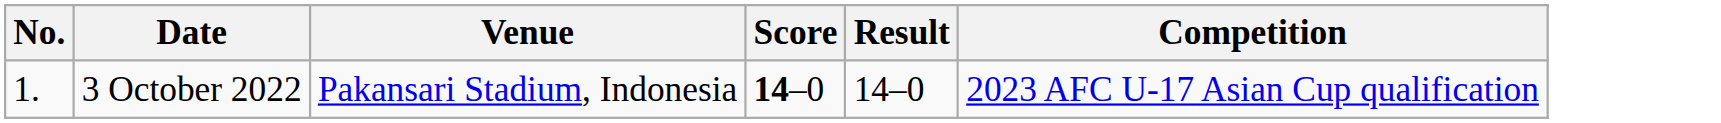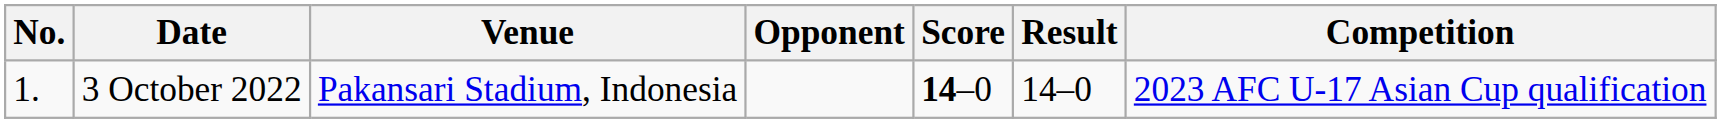+ column: (829, 32)
